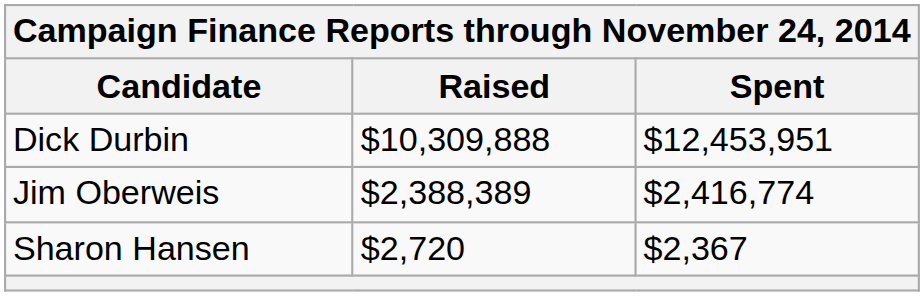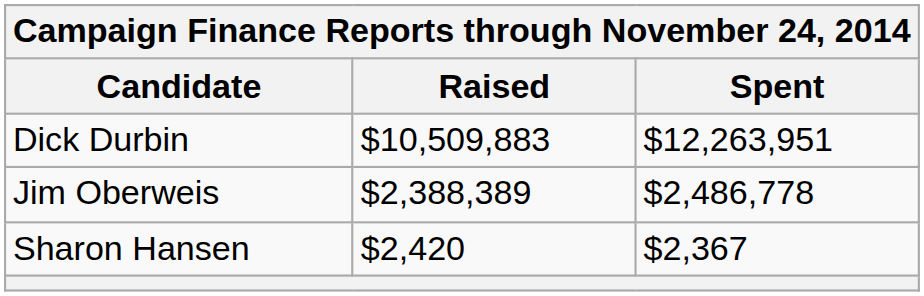(456, 139) $10,309,888 -> (456, 139) $10,509,883
(738, 139) $12,453,951 -> (738, 139) $12,263,951
(729, 193) $2,416,774 -> (729, 193) $2,486,778
(413, 247) $2,720 -> (413, 247) $2,420
